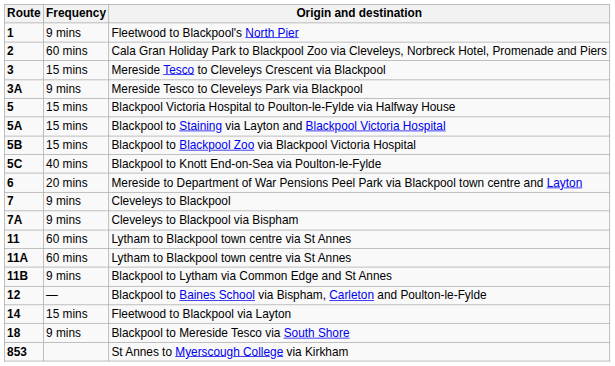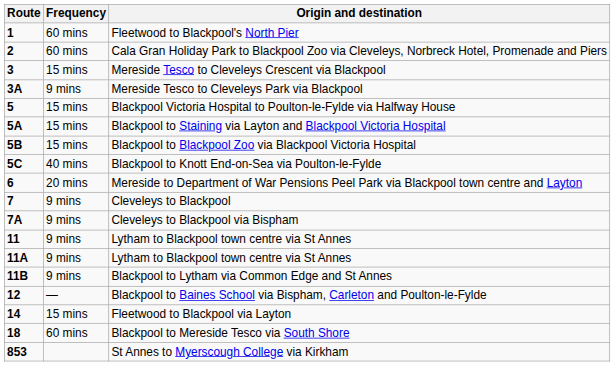(64, 32) 9 mins -> (67, 32) 60 mins
(67, 239) 60 mins -> (64, 239) 9 mins
(67, 257) 60 mins -> (64, 257) 9 mins
(64, 333) 9 mins -> (67, 333) 60 mins
